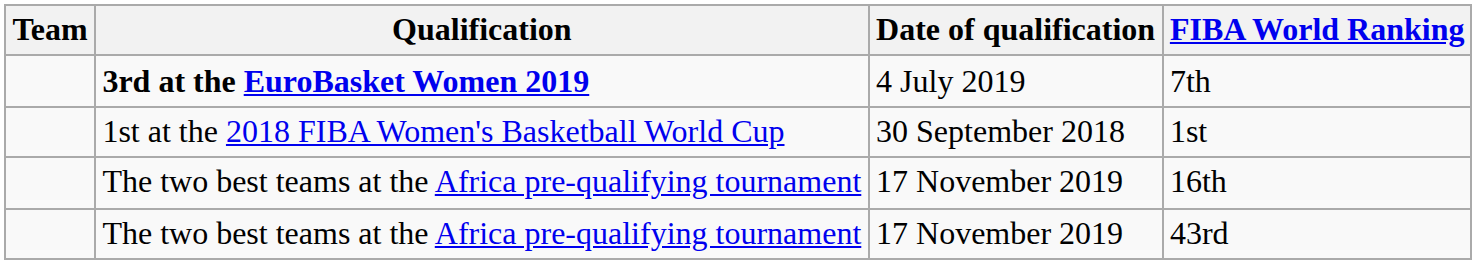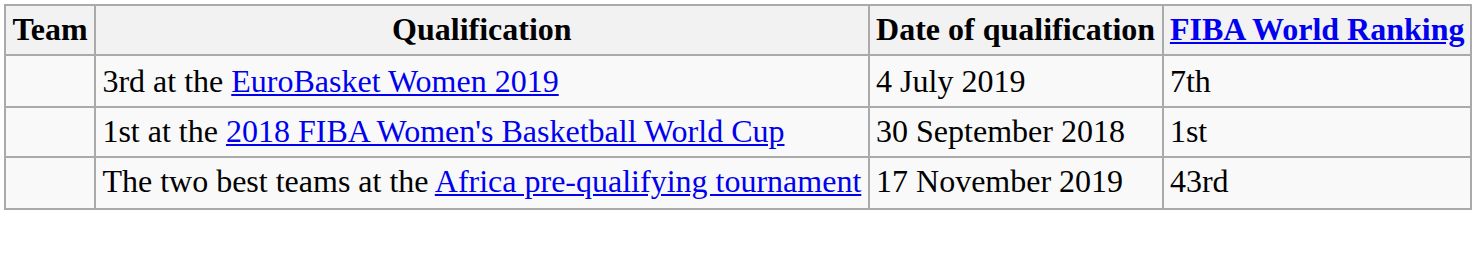(346, 80) bold -> (331, 80) normal
- row: (1198, 182)
